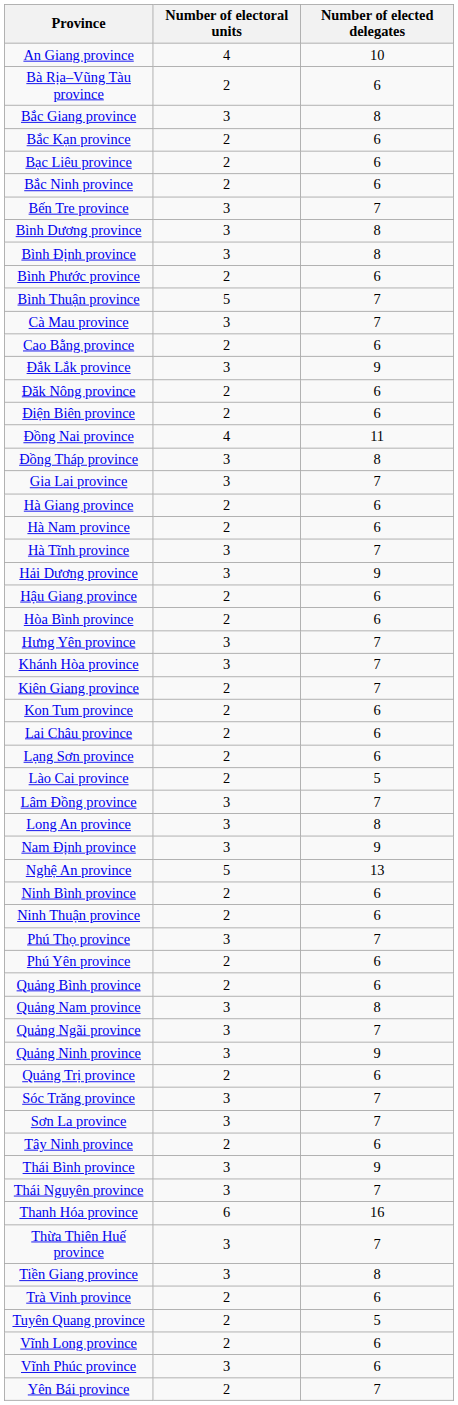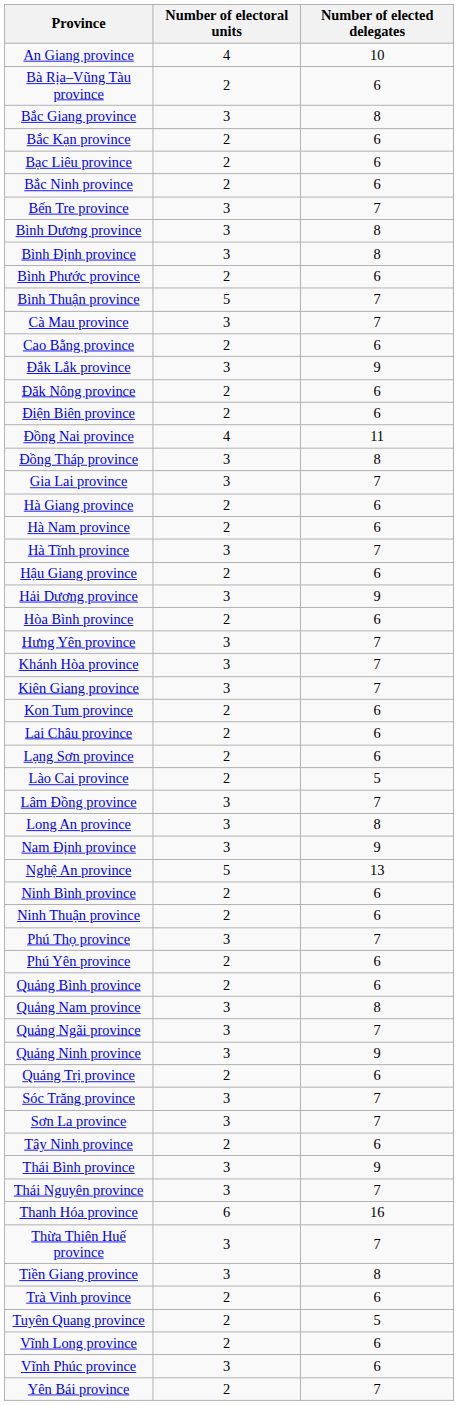rows swapped: (79, 573) <-> (79, 596)
(227, 687) 2 -> (227, 687) 3
